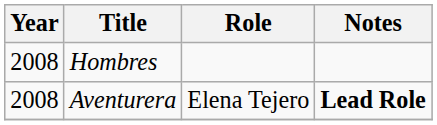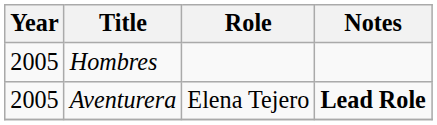(34, 61) 2008 -> (34, 61) 2005
(34, 100) 2008 -> (34, 100) 2005
